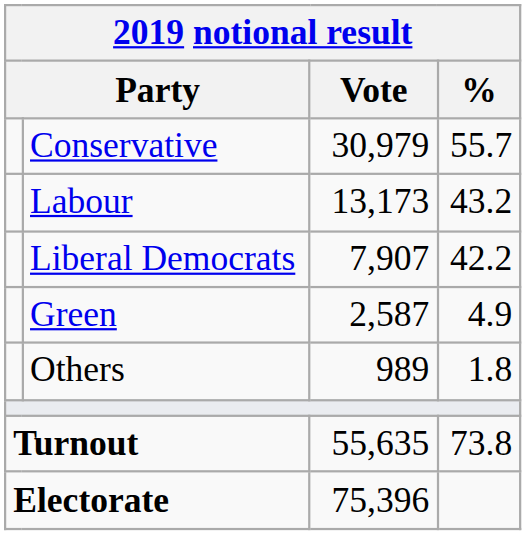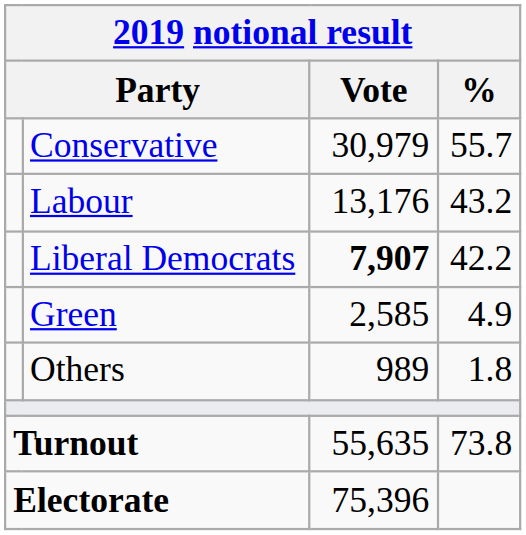(380, 201) 13,173 -> (380, 201) 13,176
(389, 257) normal -> (389, 257) bold
(389, 314) 2,587 -> (389, 314) 2,585
